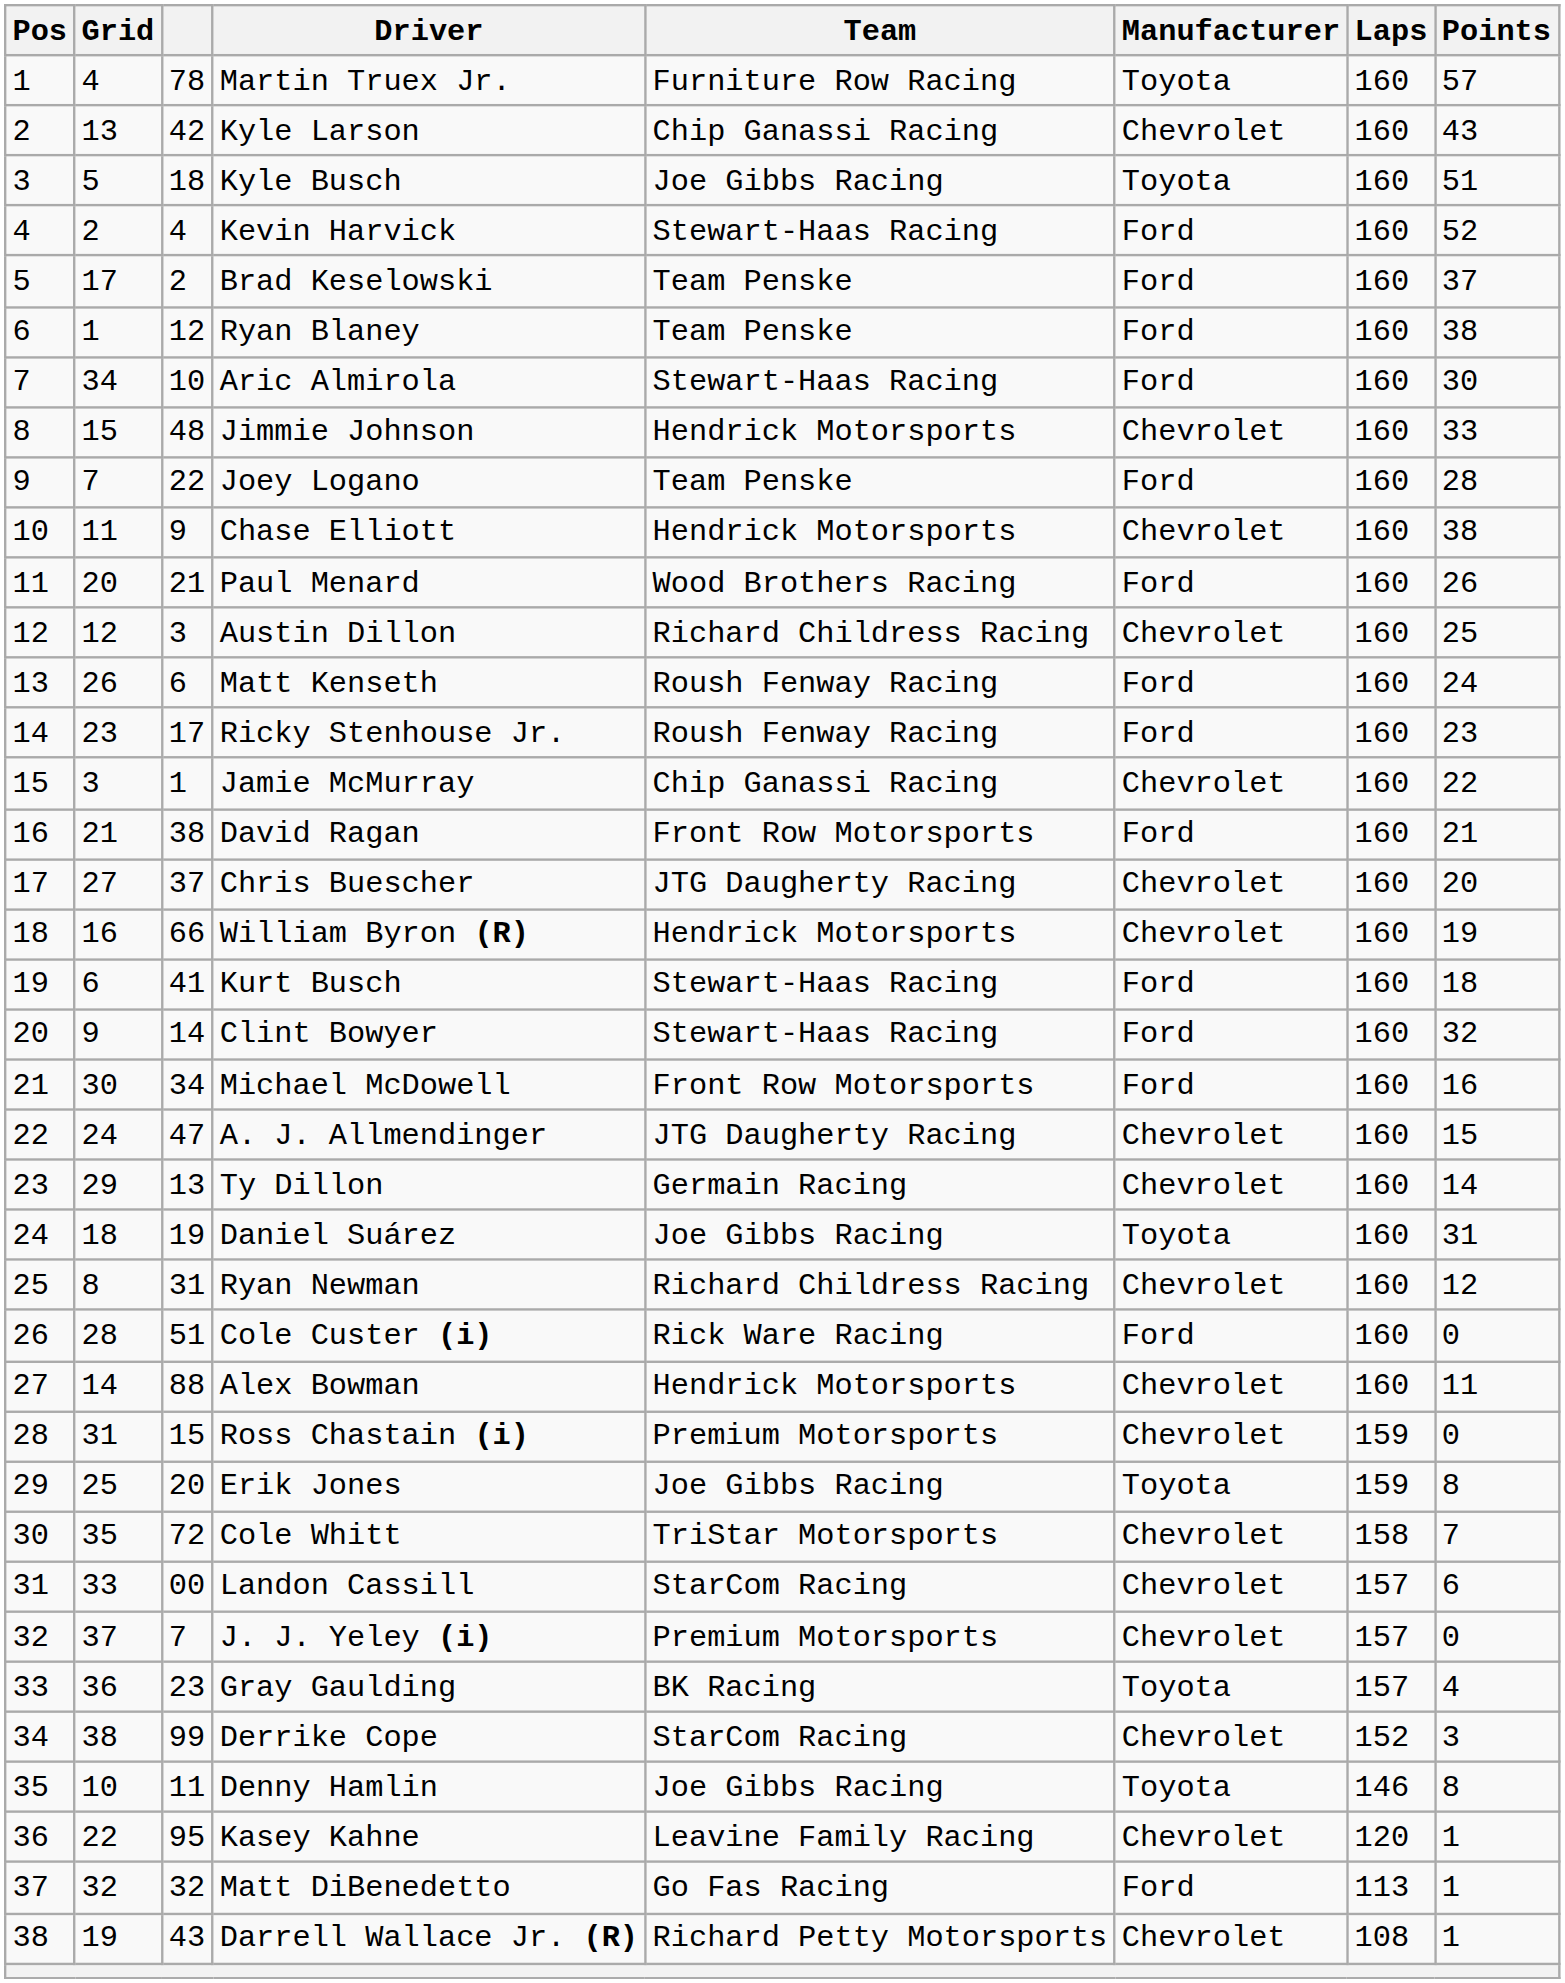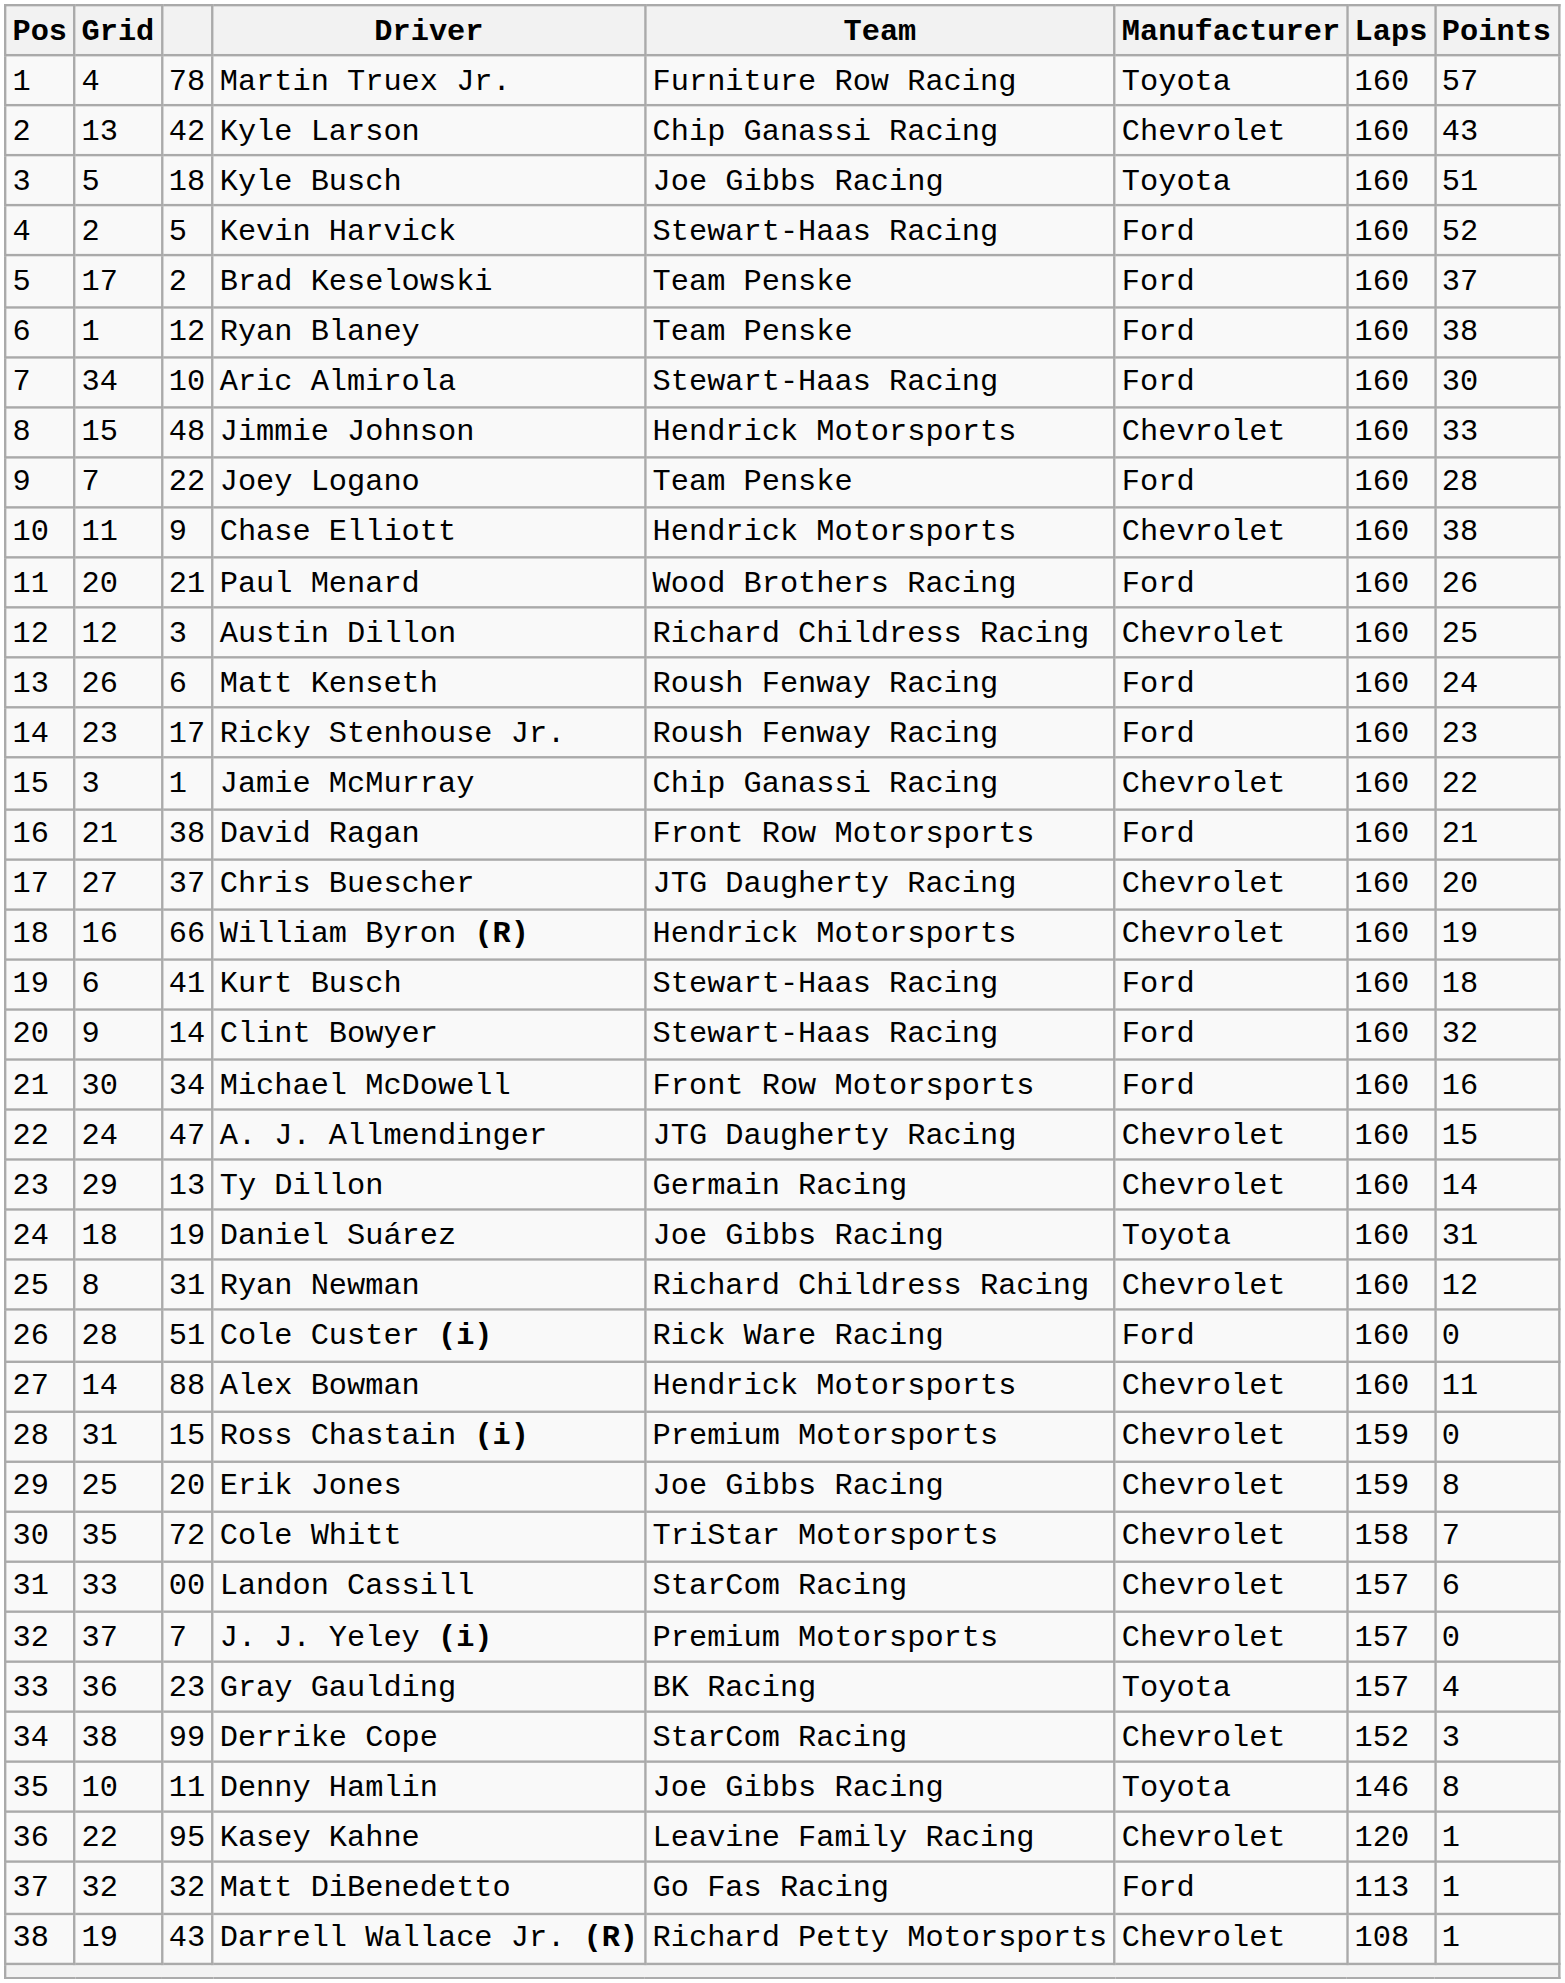(178, 231) 4 -> (178, 231) 5
(1176, 1486) Toyota -> (1204, 1486) Chevrolet
